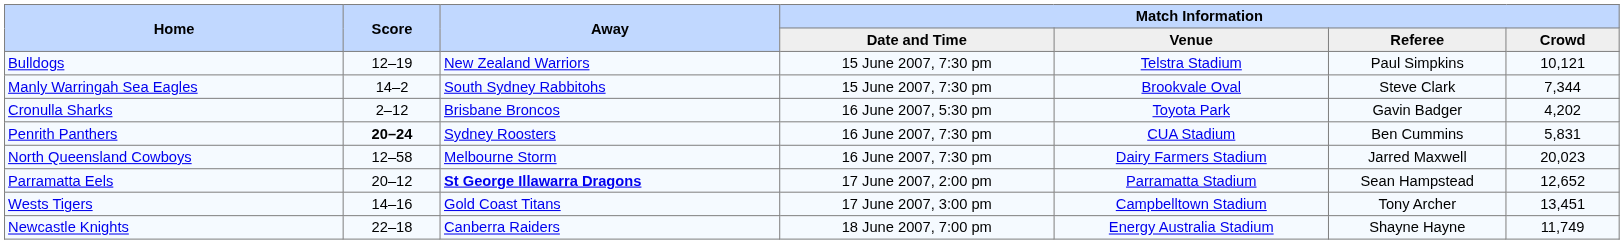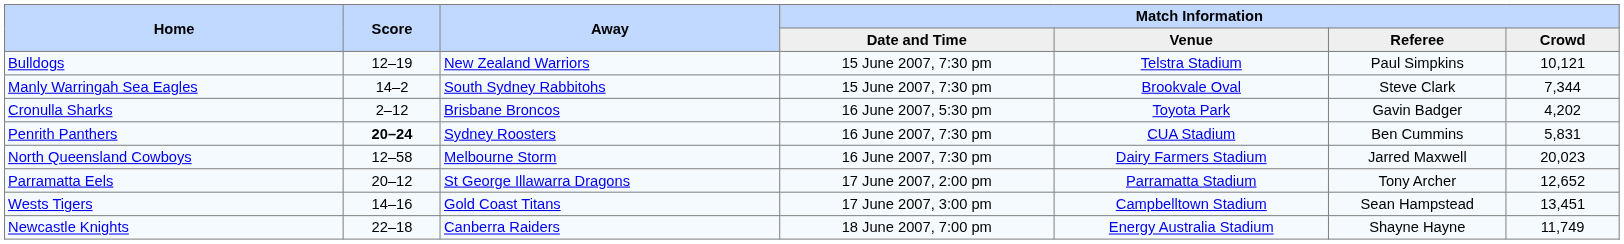(543, 180) bold -> (537, 180) normal
(1417, 180) Sean Hampstead -> (1417, 180) Tony Archer
(1417, 204) Tony Archer -> (1417, 204) Sean Hampstead
